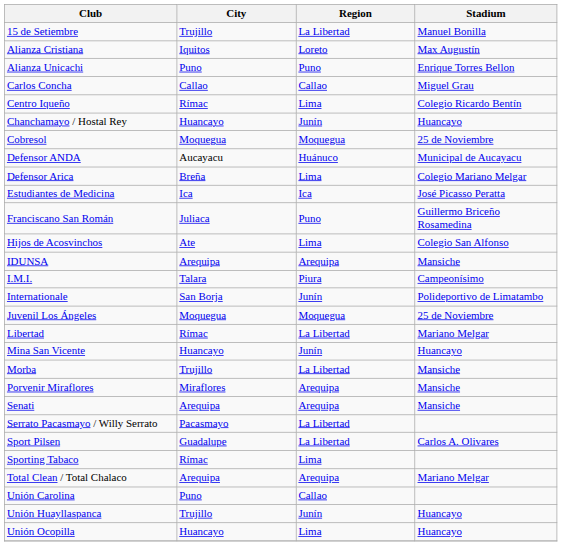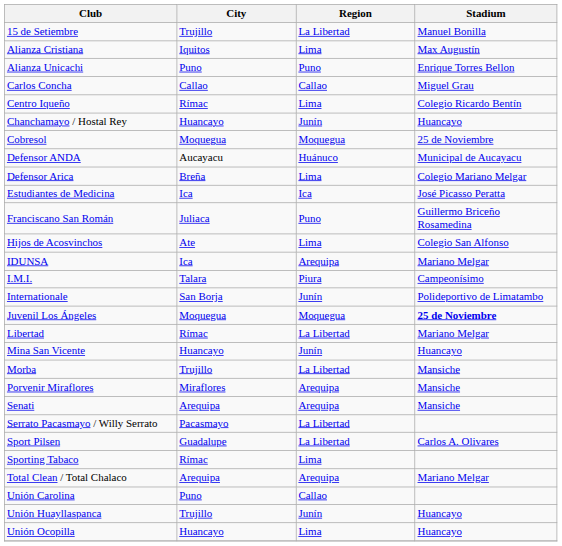(313, 50) Loreto -> (310, 50) Lima
(200, 261) Arequipa -> (186, 261) Ica
(439, 261) Mansiche -> (453, 261) Mariano Melgar
(455, 315) normal -> (457, 315) bold
